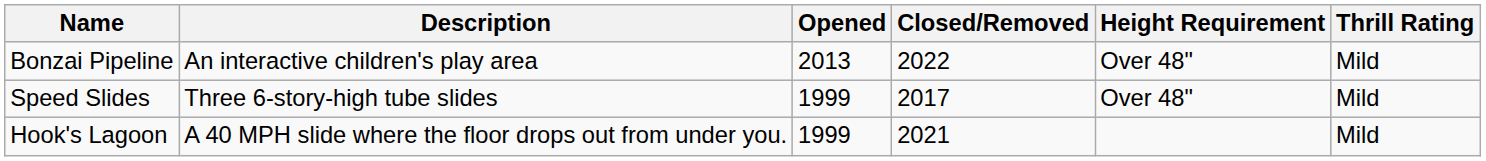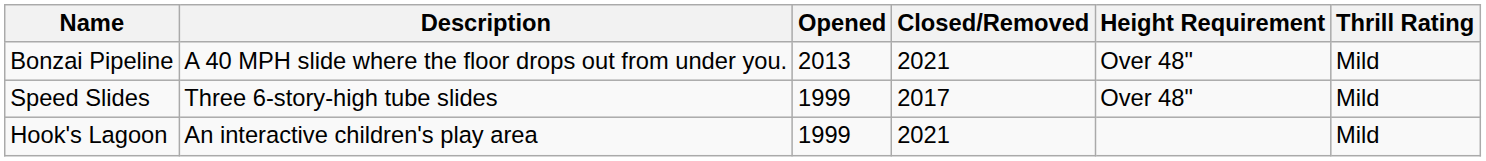(361, 60) An interactive children's play area -> (486, 60) A 40 MPH slide where the floor drops out from under you.
(924, 60) 2022 -> (924, 60) 2021
(486, 135) A 40 MPH slide where the floor drops out from under you. -> (361, 135) An interactive children's play area
